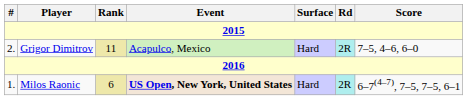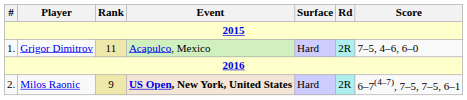(11, 48) 2. -> (11, 48) 1.
(11, 84) 1. -> (11, 84) 2.
(111, 84) 6 -> (111, 84) 9
